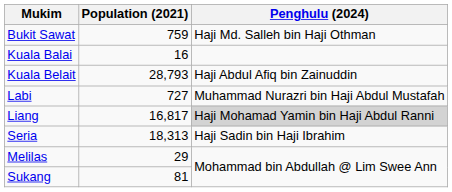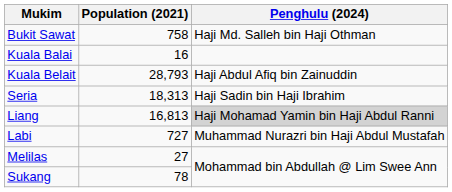(178, 34) 759 -> (178, 34) 758
rows swapped: (19, 95) <-> (22, 136)
(169, 116) 16,817 -> (169, 116) 16,813
(181, 156) 29 -> (181, 156) 27
(181, 177) 81 -> (181, 177) 78
